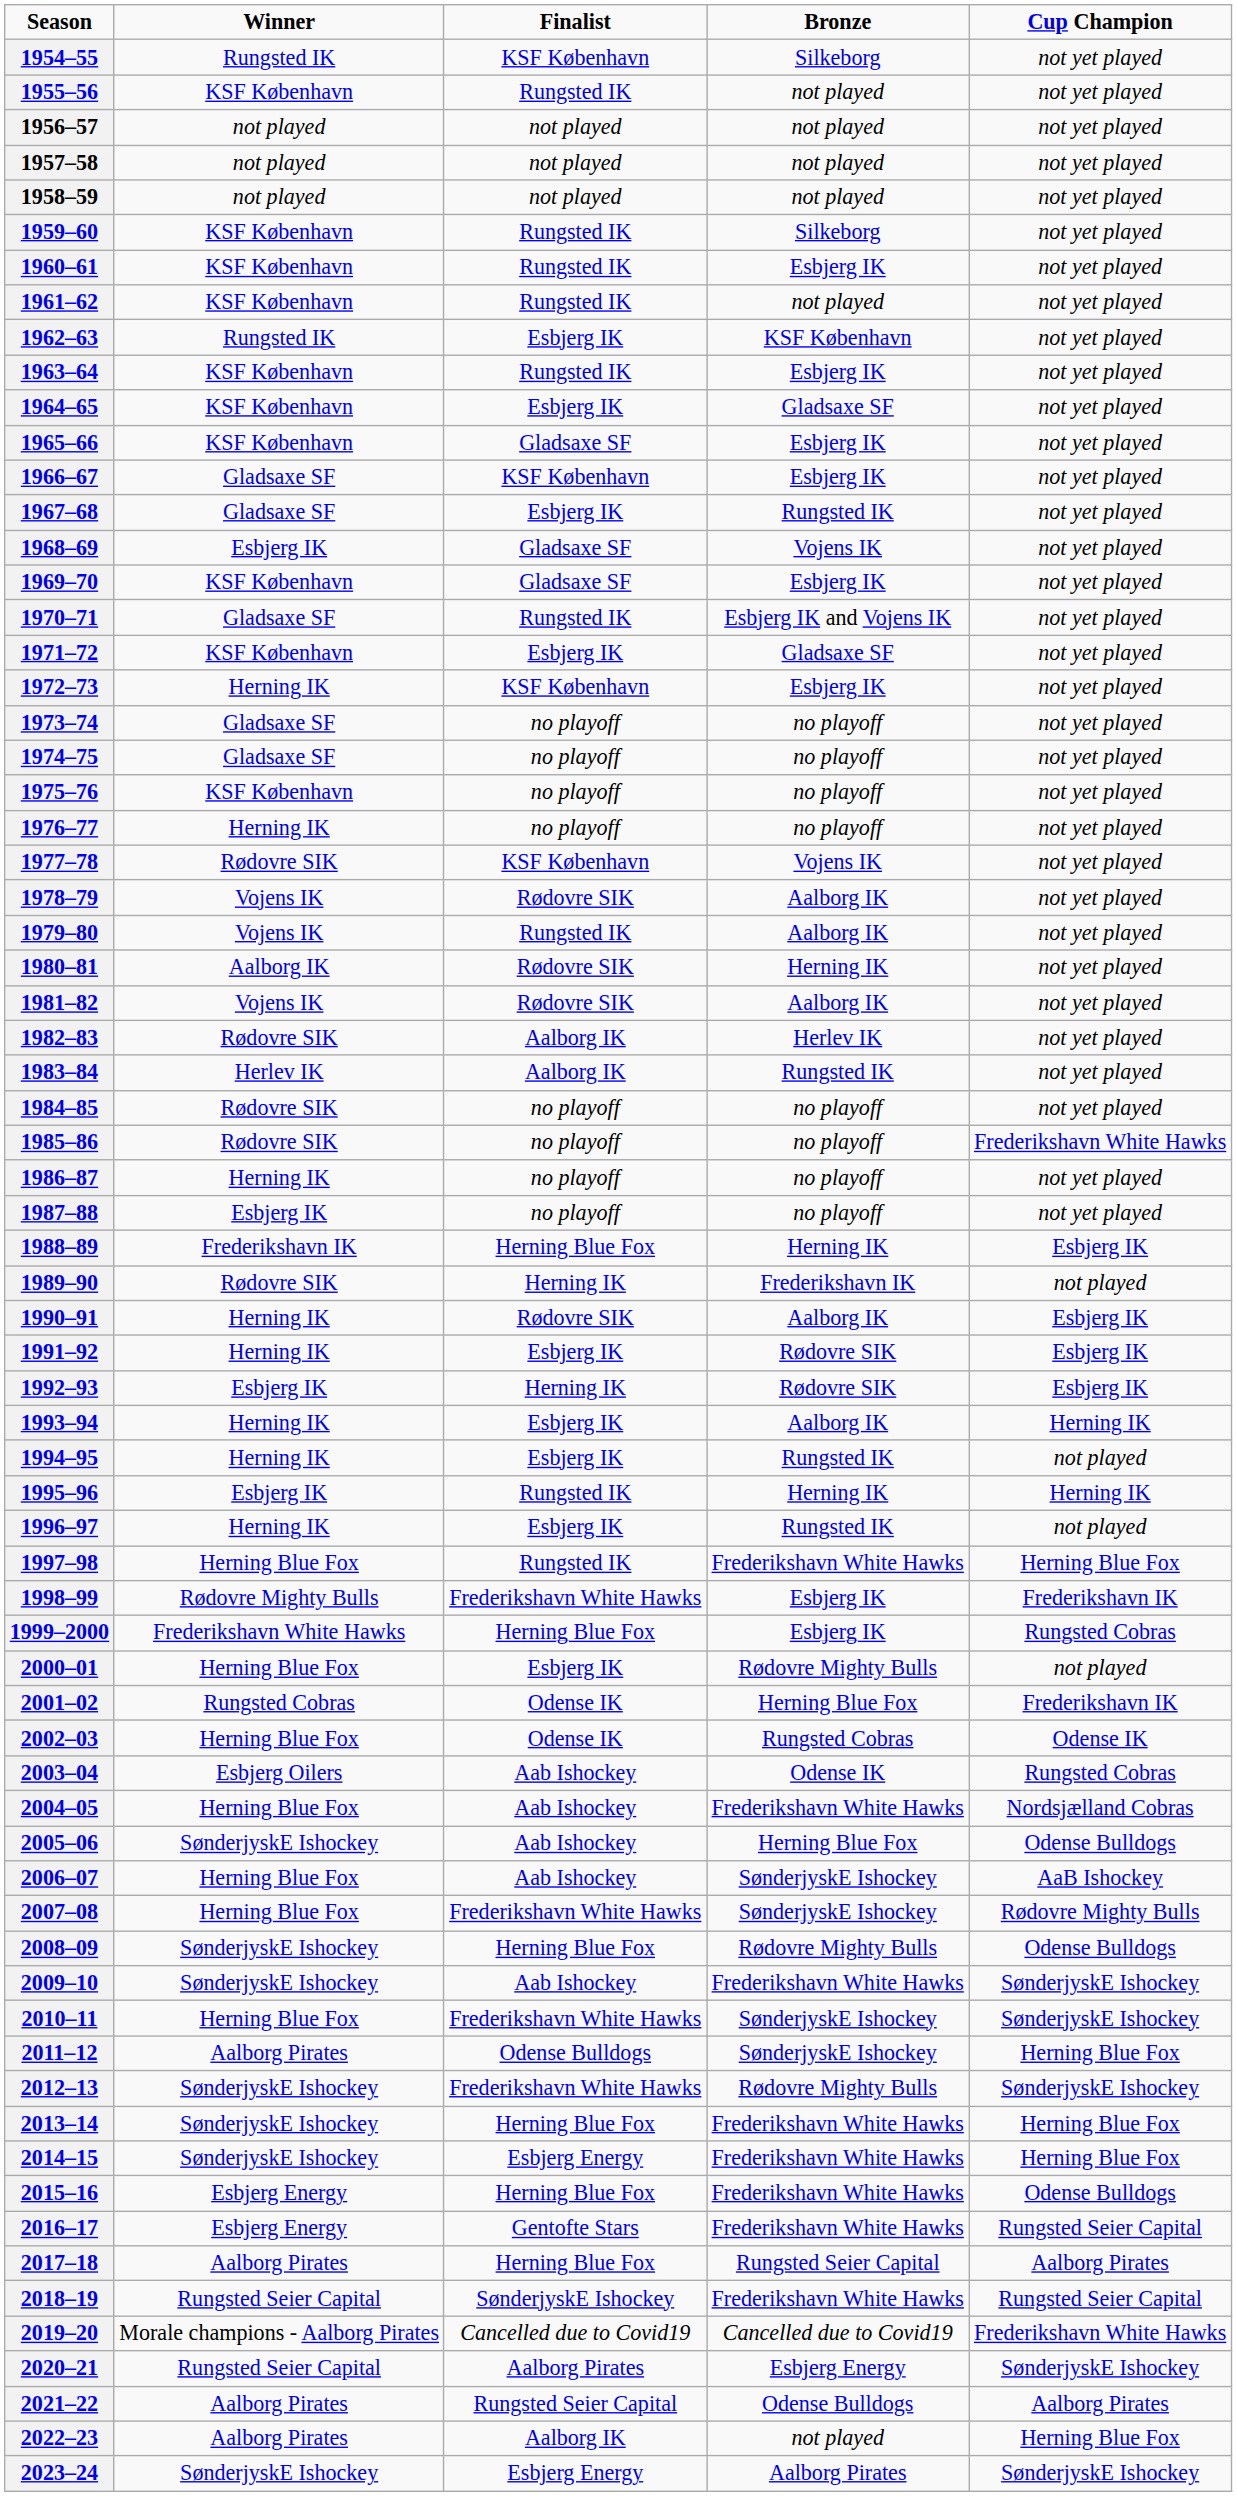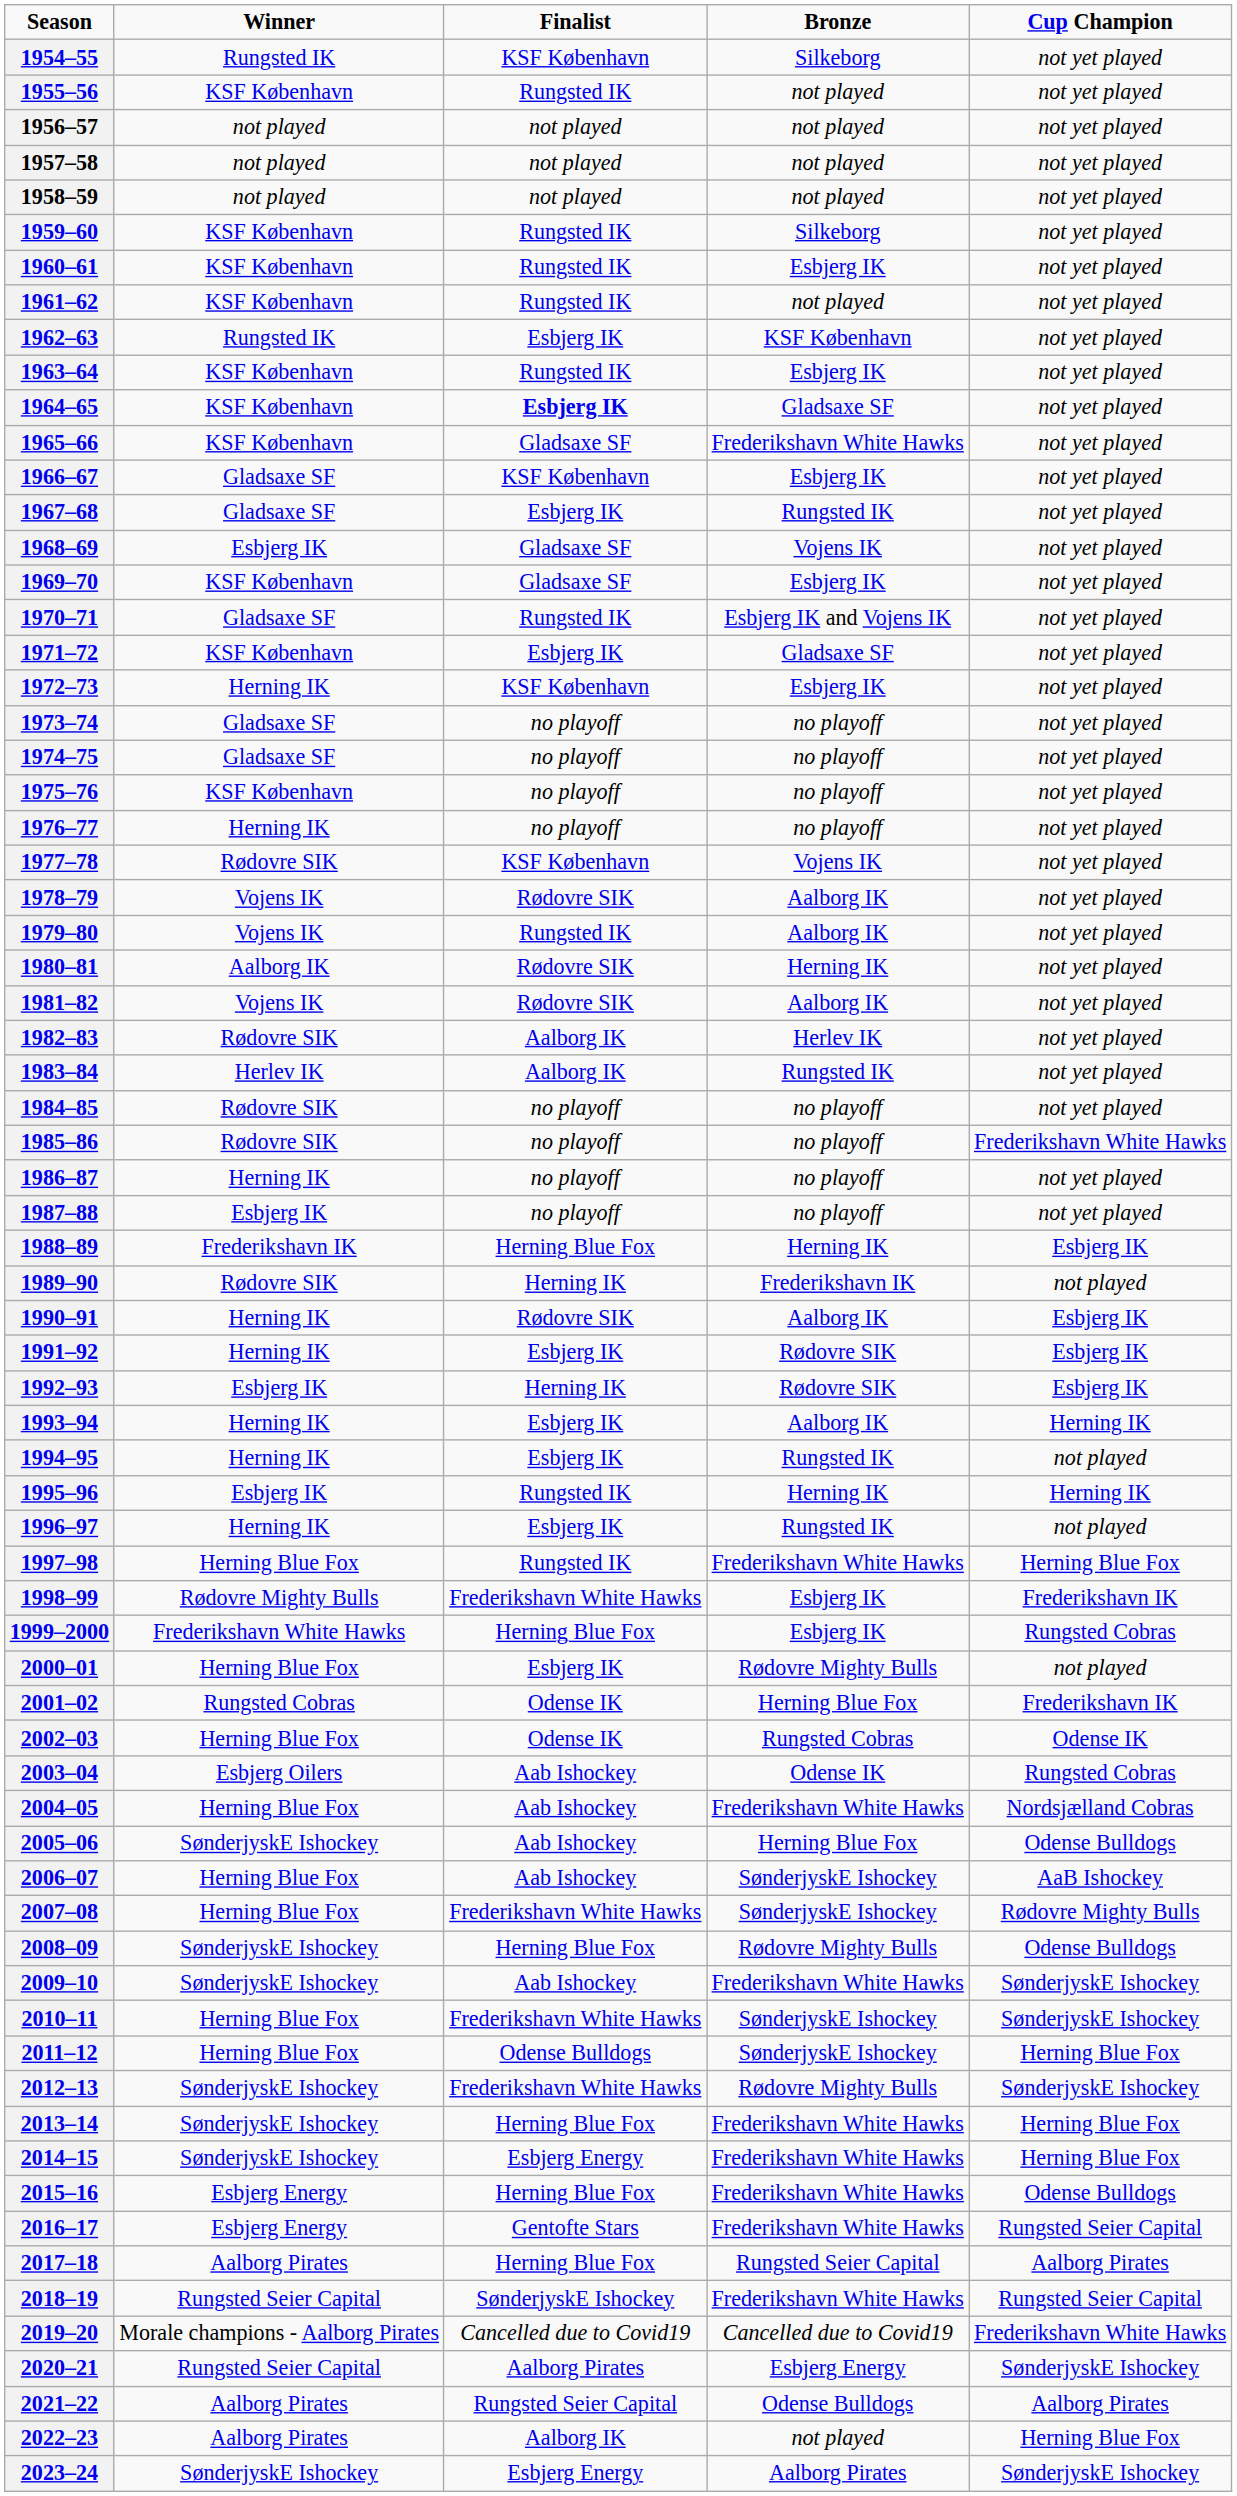(575, 407) normal -> (575, 407) bold
(838, 442) Esbjerg IK -> (838, 442) Frederikshavn White Hawks
(279, 2053) Aalborg Pirates -> (279, 2053) Herning Blue Fox
